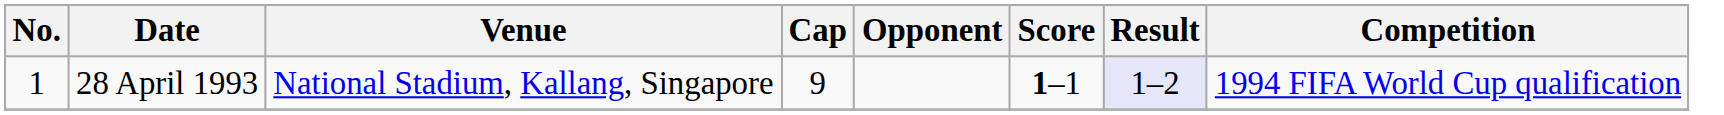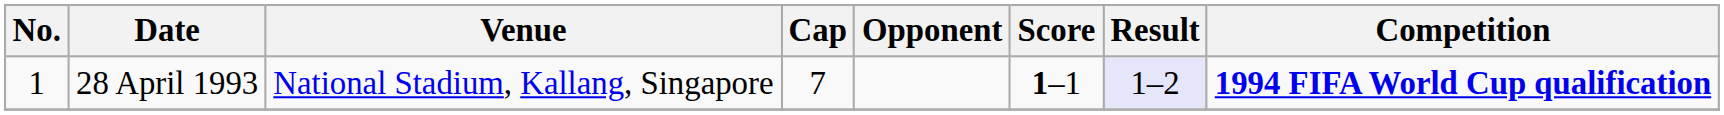(818, 82) 9 -> (818, 82) 7
(1448, 82) normal -> (1463, 82) bold
